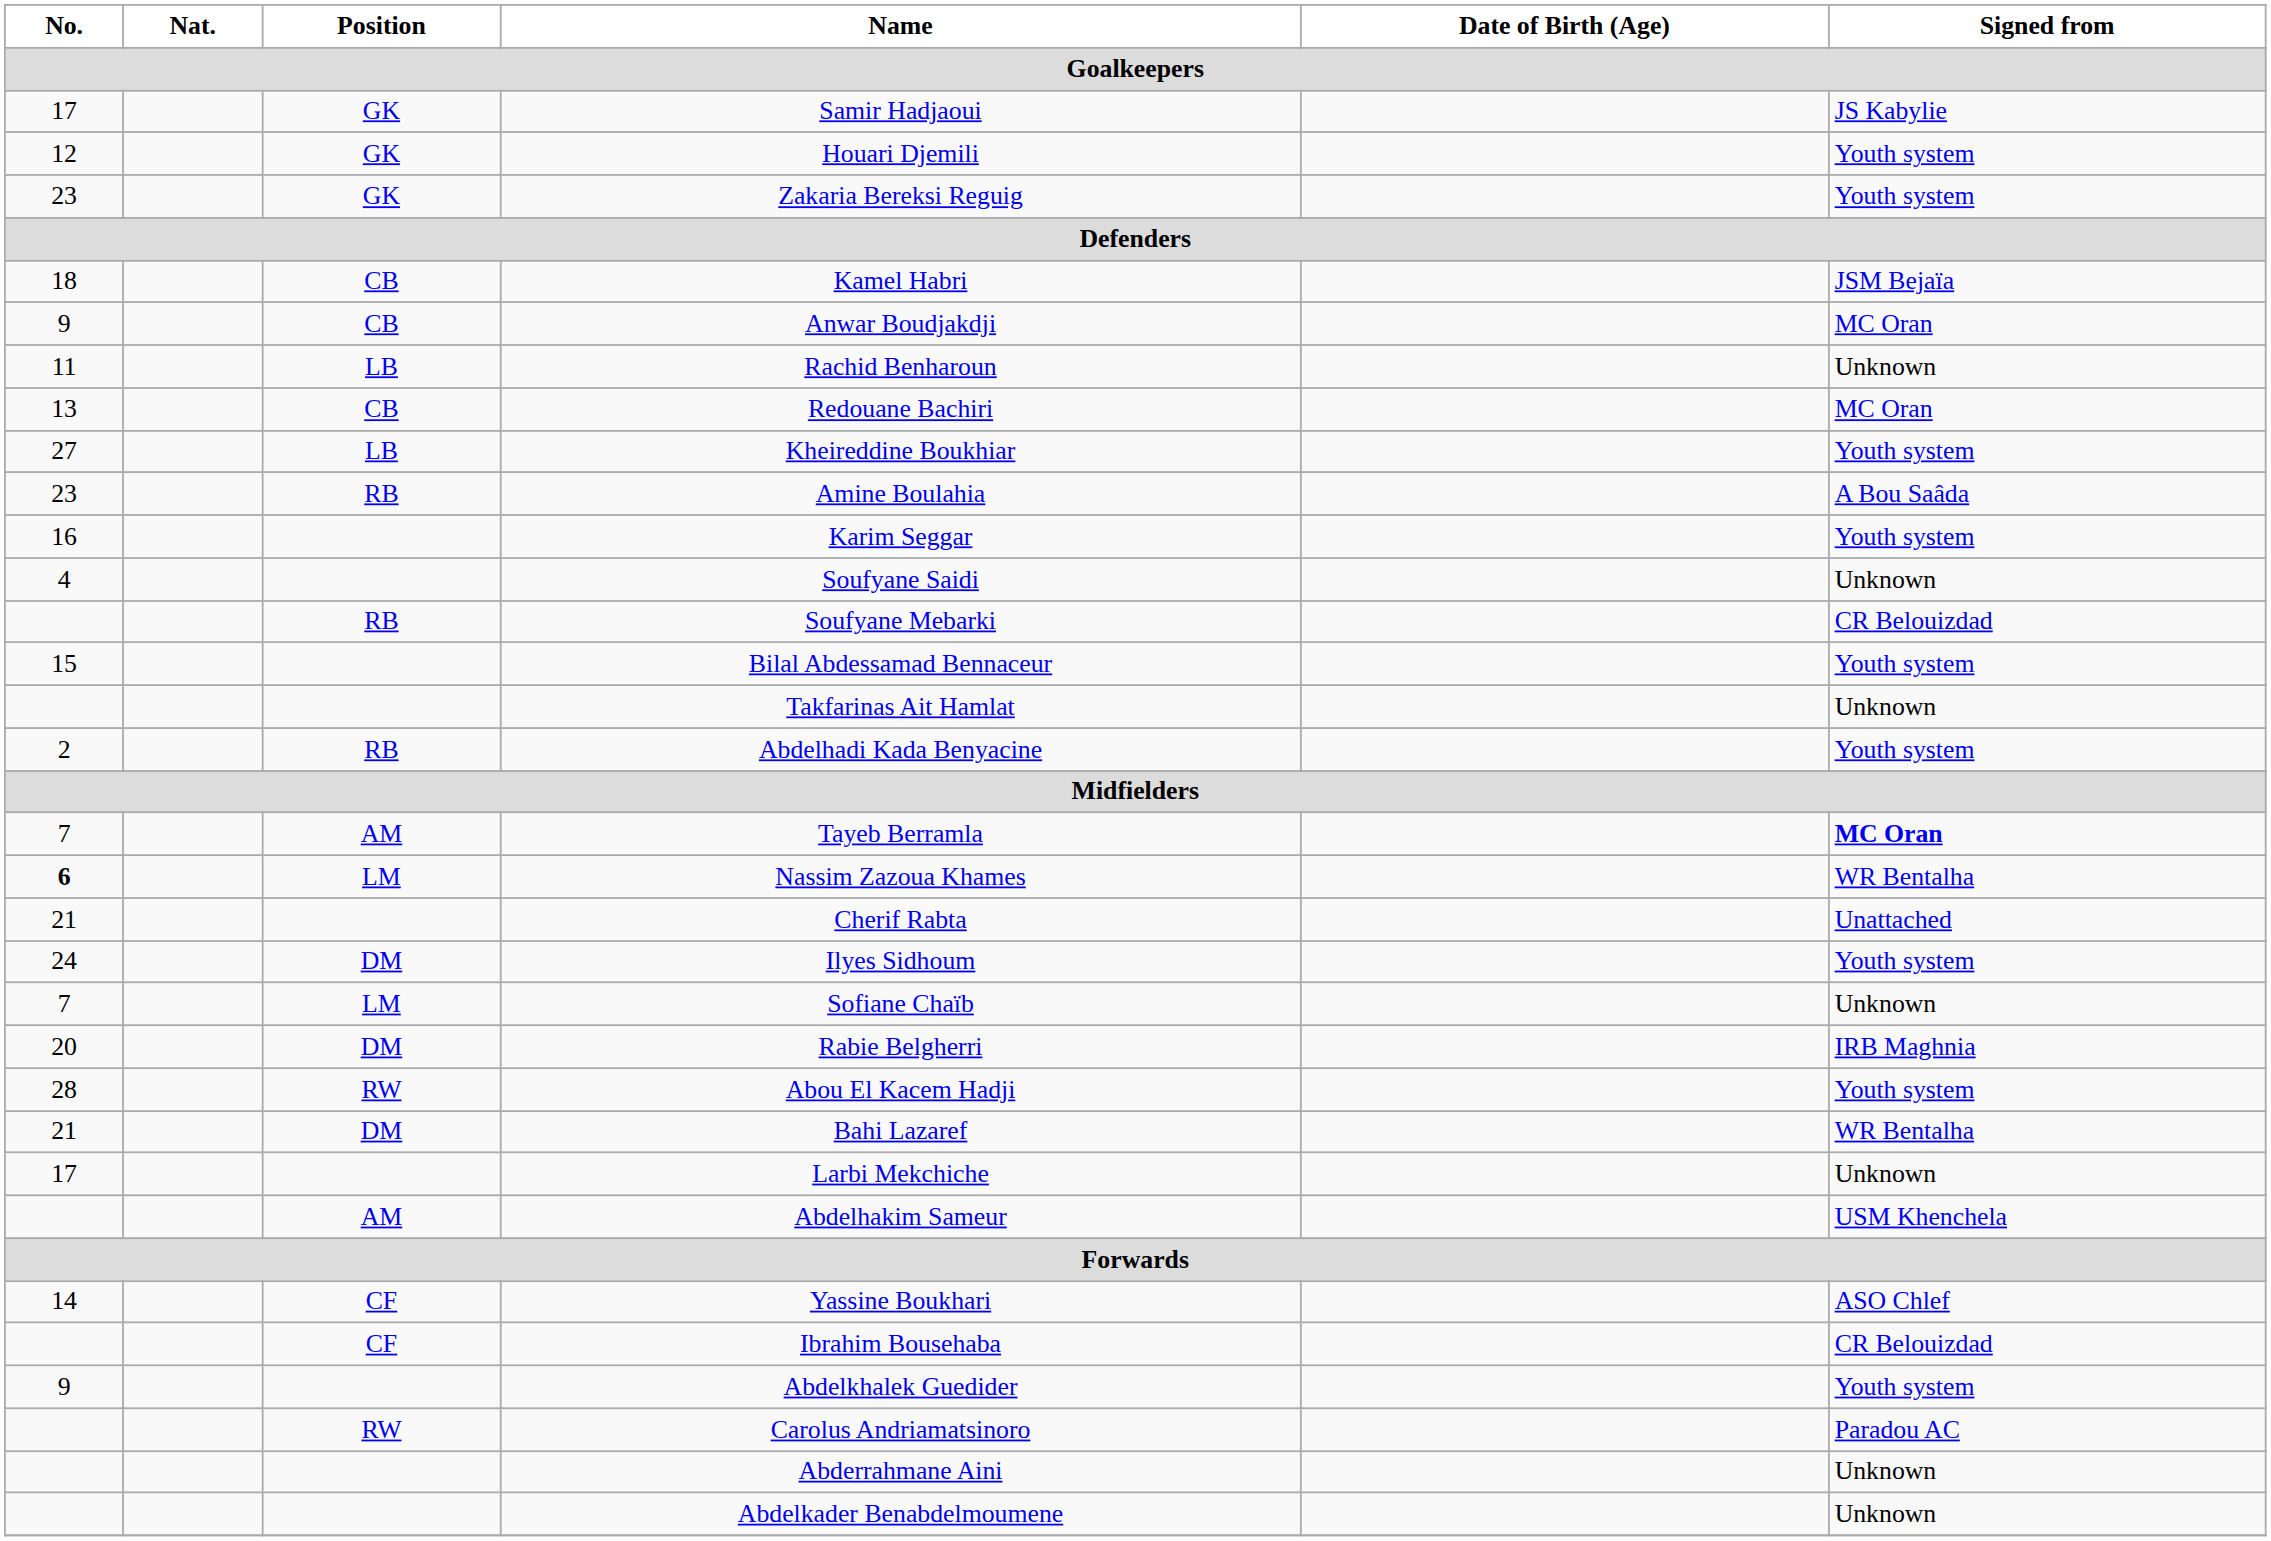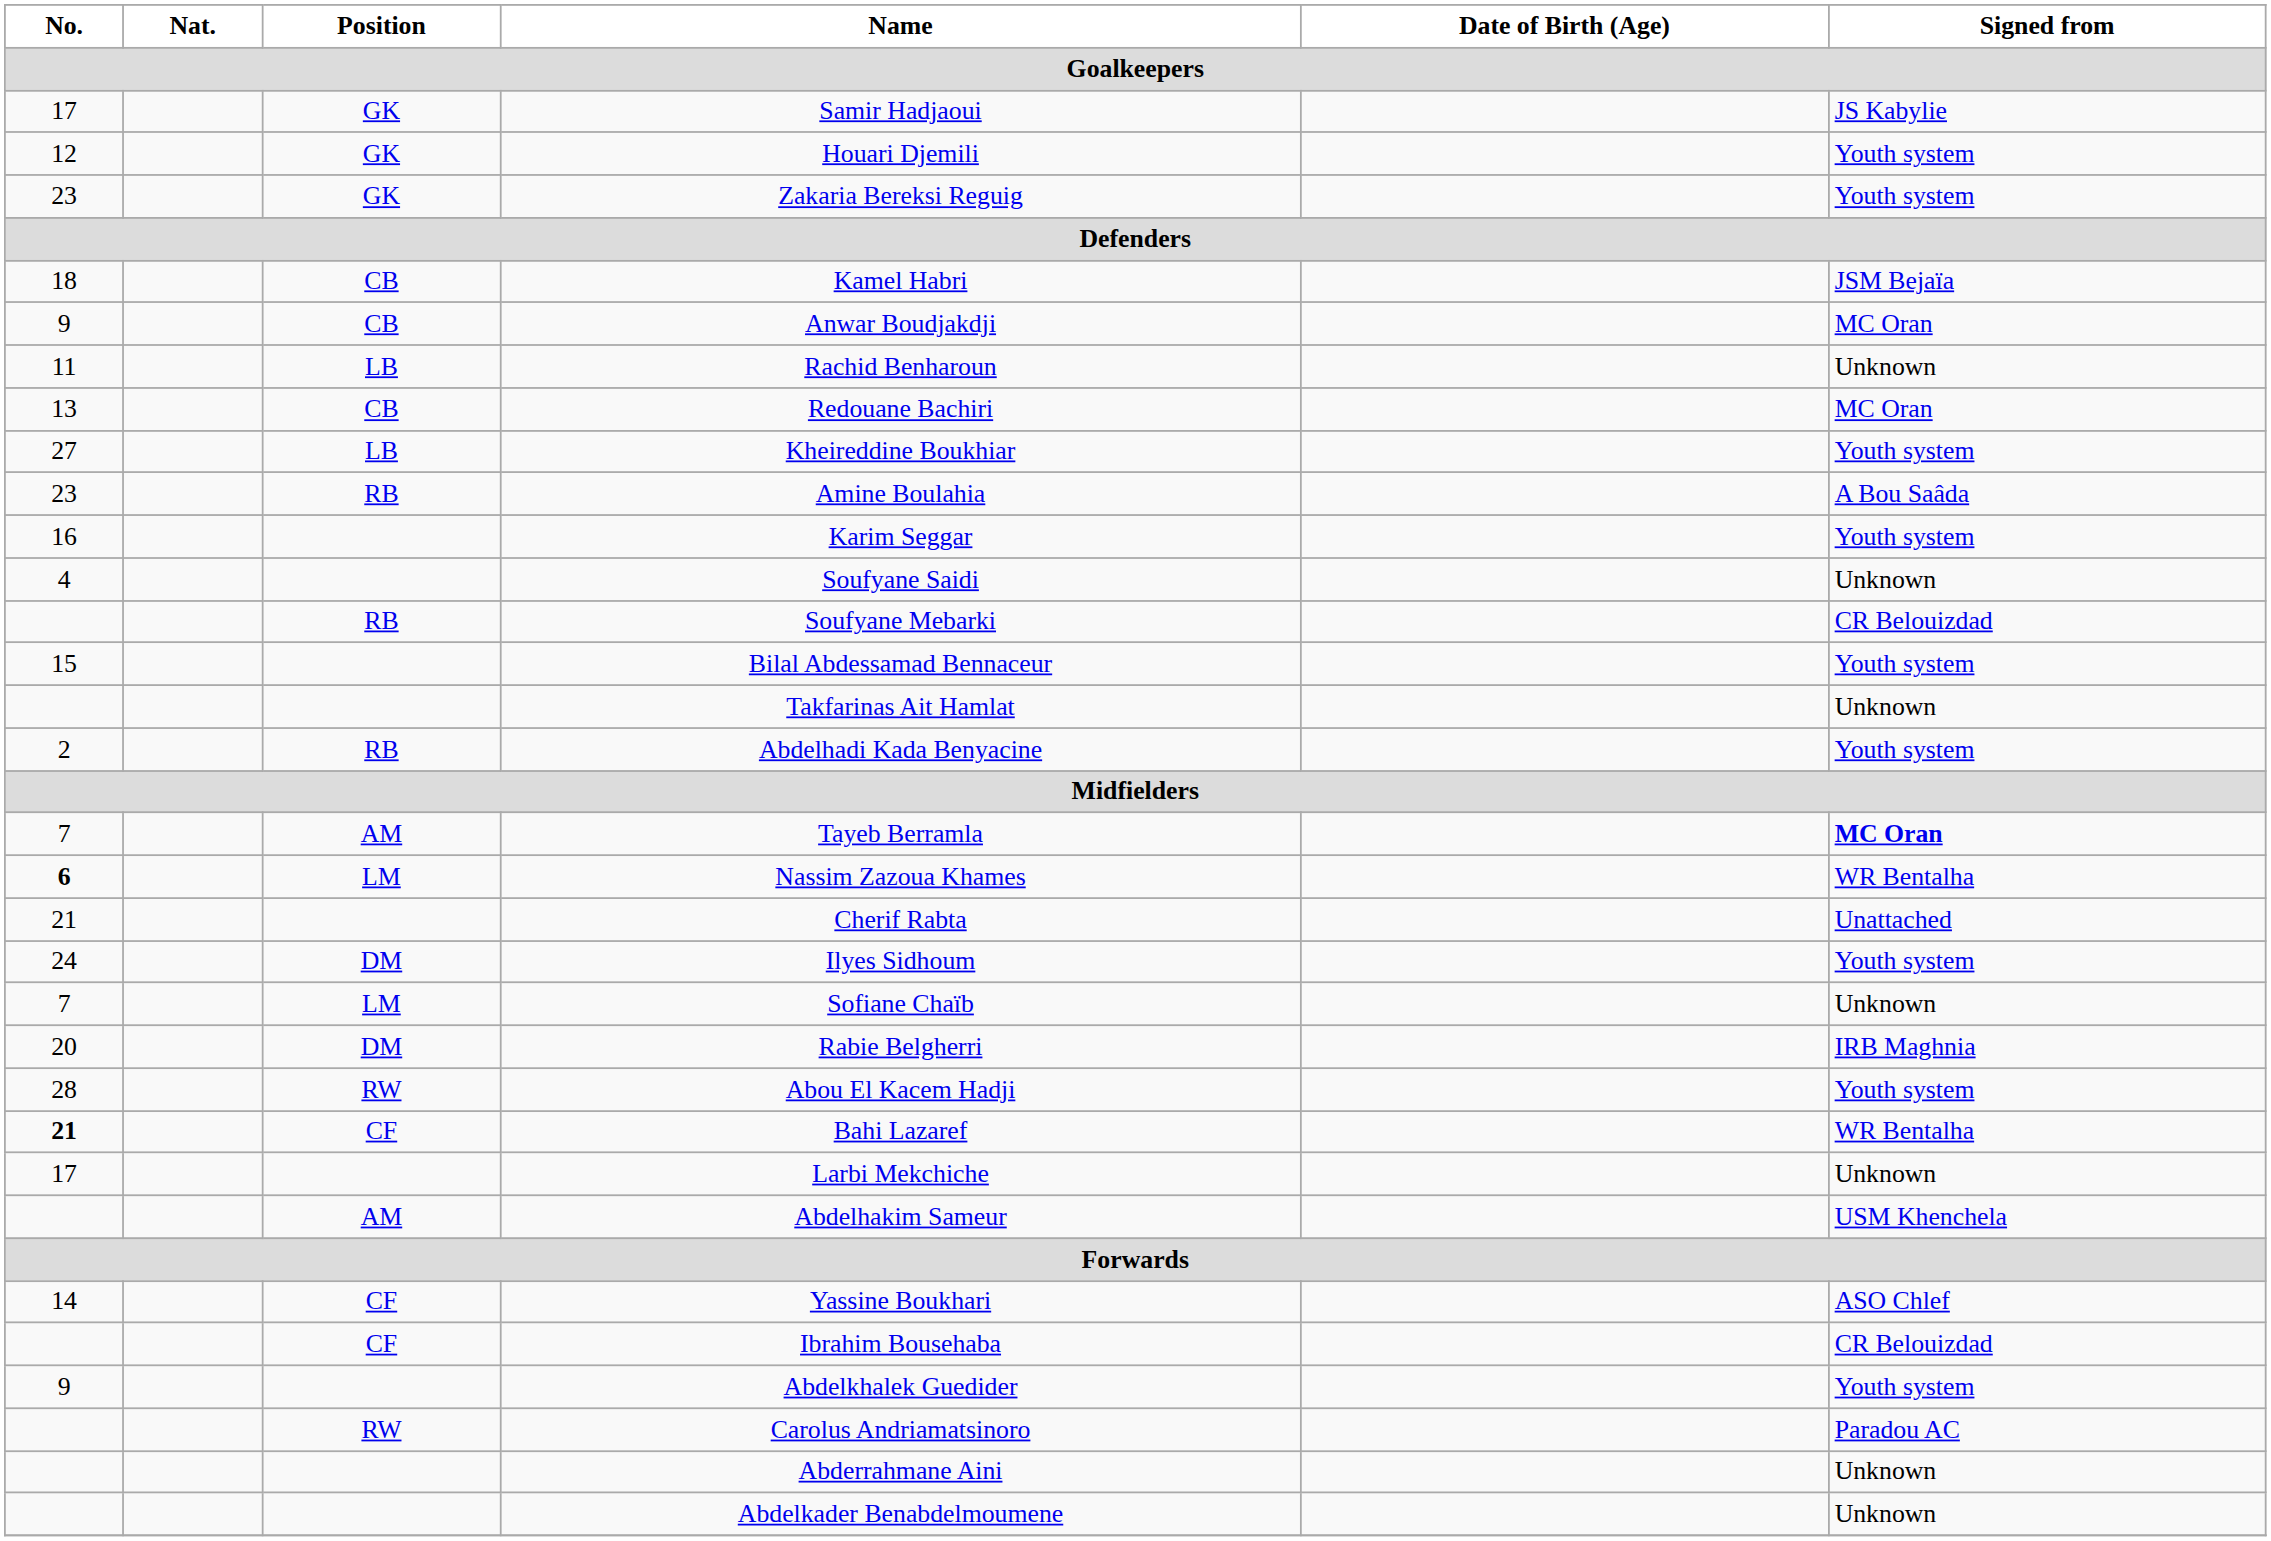(64, 1131) normal -> (64, 1131) bold
(381, 1131) DM -> (381, 1131) CF
